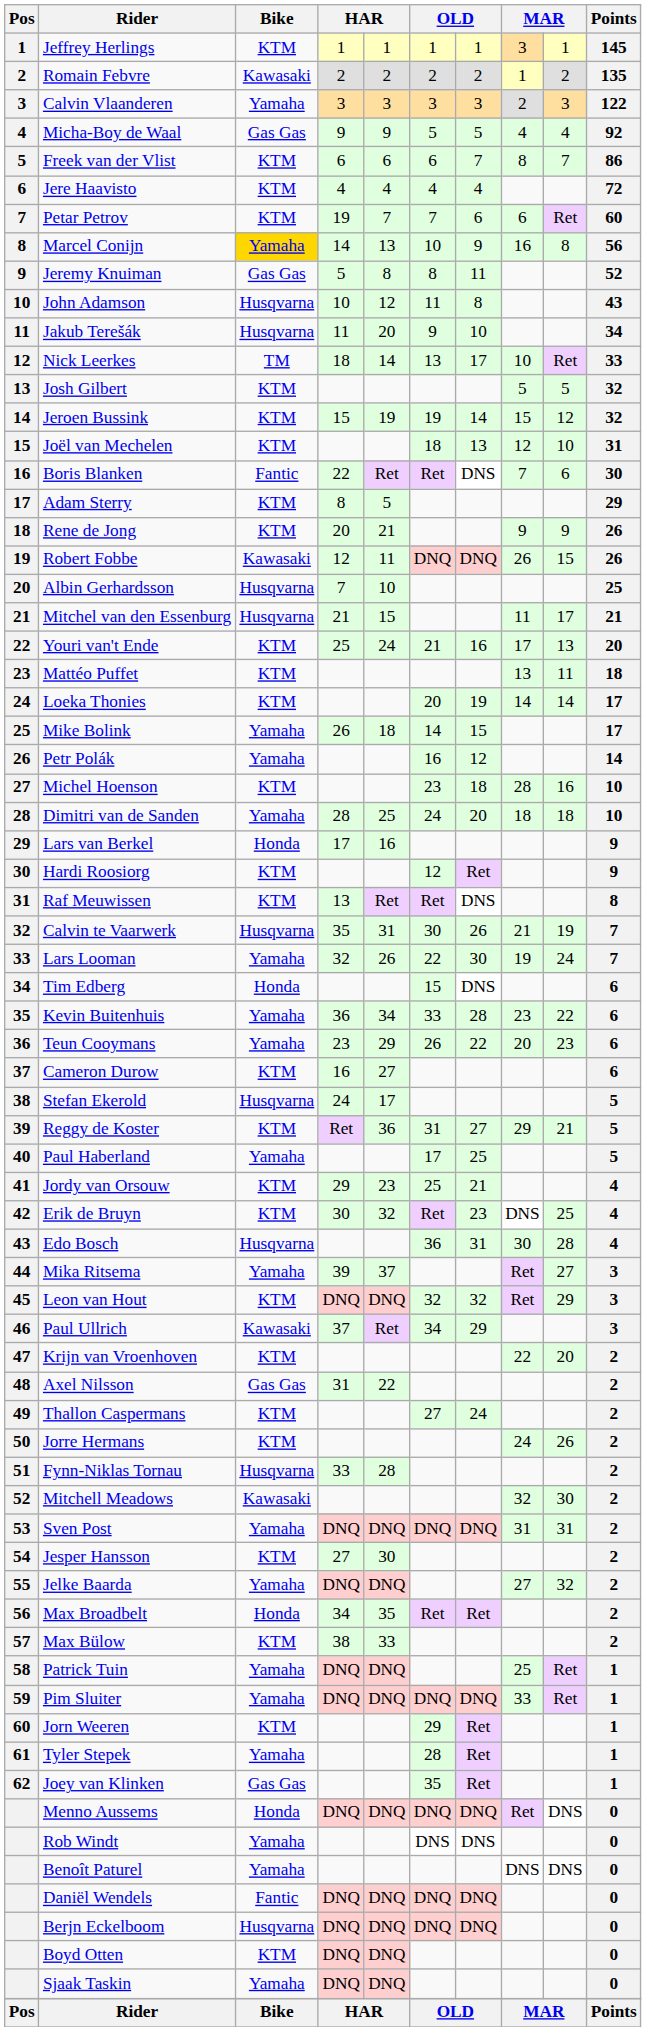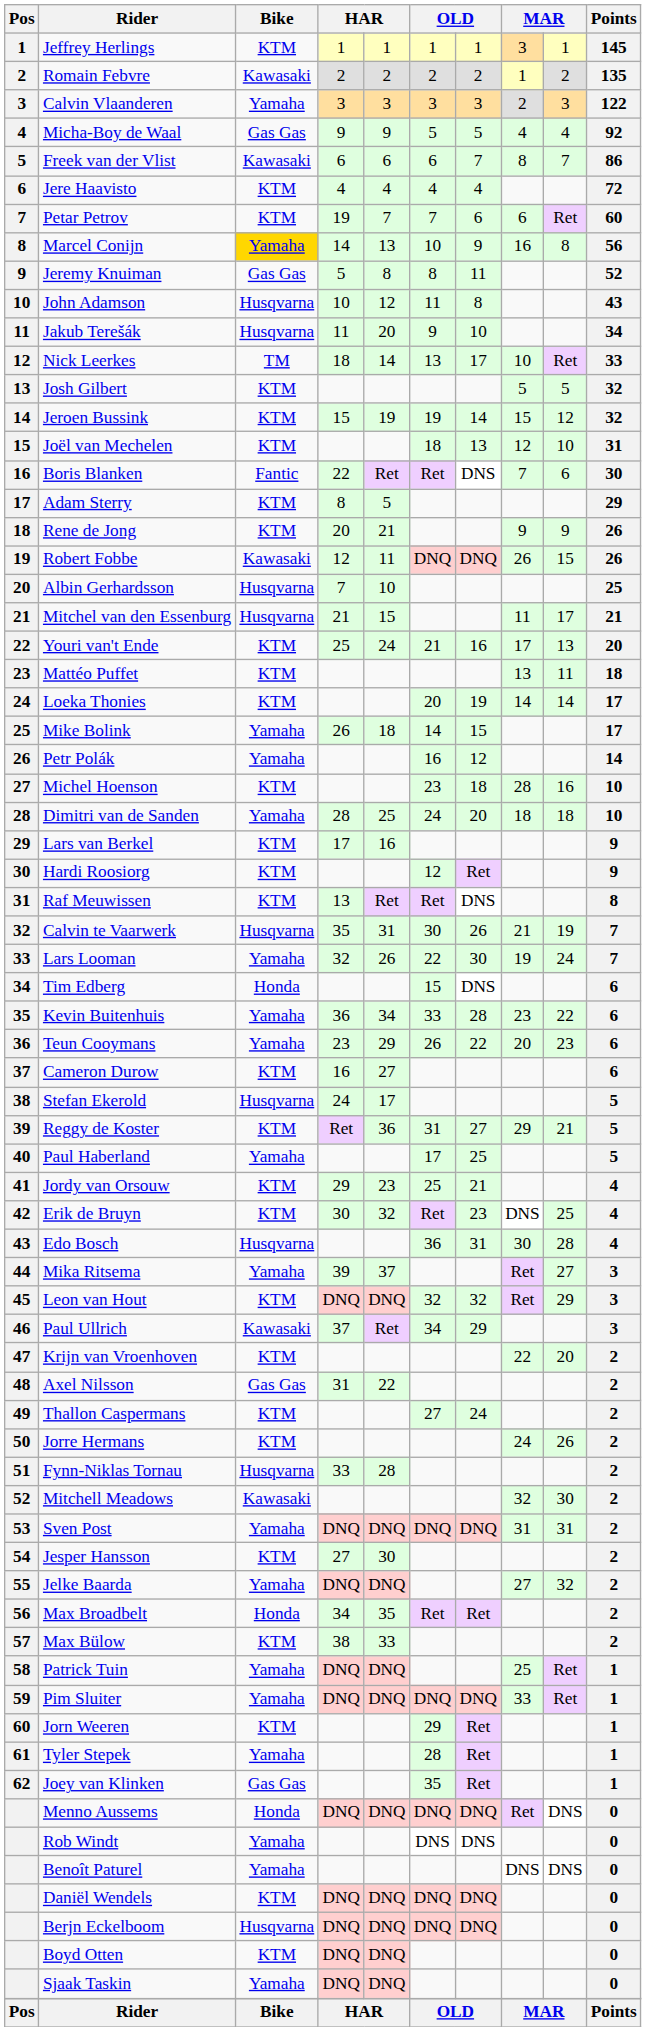(277, 160) KTM -> (277, 160) Kawasaki
(277, 844) Honda -> (277, 844) KTM
(277, 1897) Fantic -> (277, 1897) KTM
